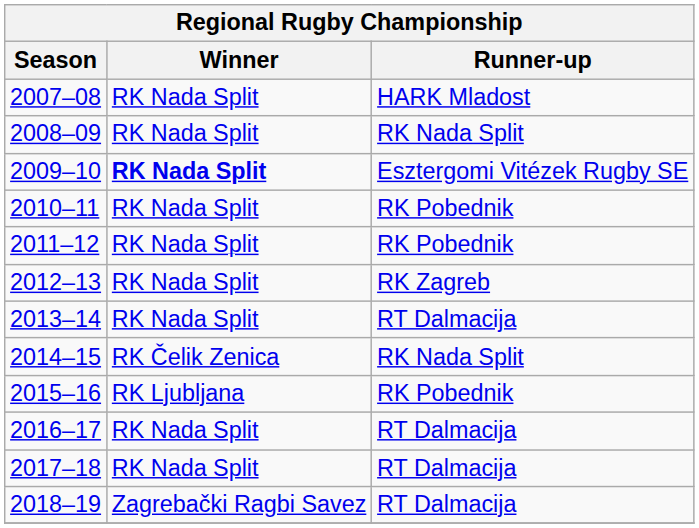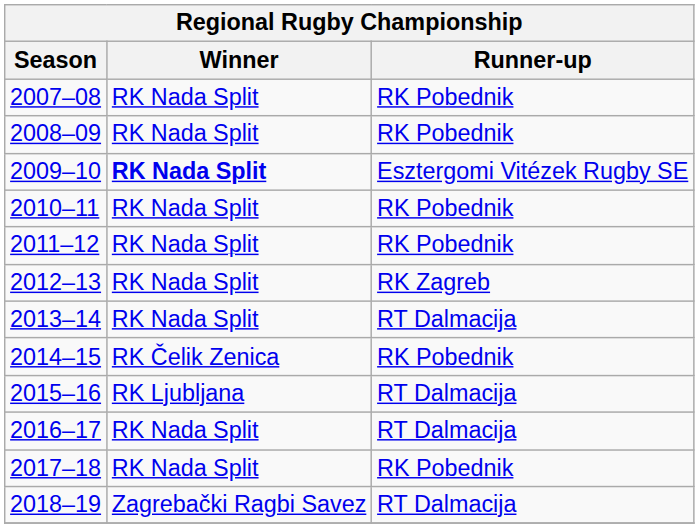(454, 97) HARK Mladost -> (445, 97) RK Pobednik
(450, 134) RK Nada Split -> (445, 134) RK Pobednik
(450, 356) RK Nada Split -> (445, 356) RK Pobednik
(445, 393) RK Pobednik -> (447, 393) RT Dalmacija
(447, 467) RT Dalmacija -> (445, 467) RK Pobednik
